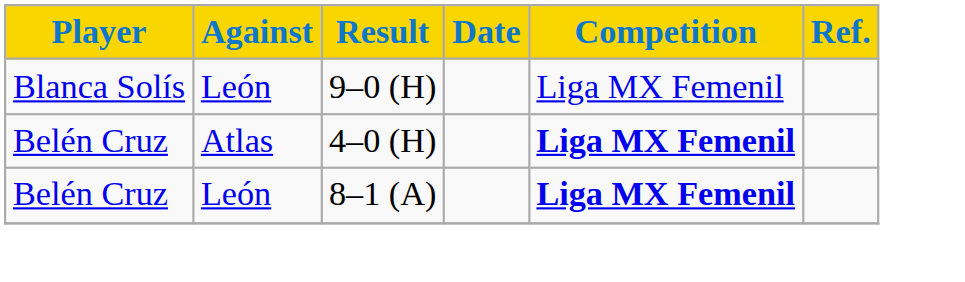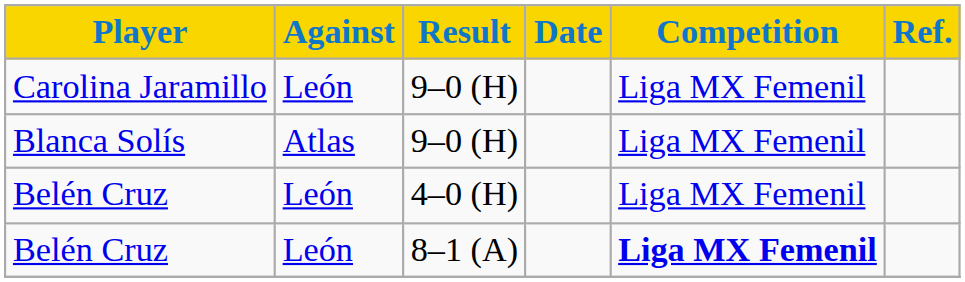+ row: (140, 85)
(236, 85) León -> (319, 140) Atlas
(237, 140) Atlas -> (318, 194) León
(666, 140) bold -> (742, 194) normal
